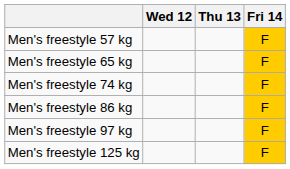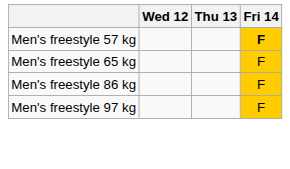(265, 39) normal -> (261, 39) bold
- row: (70, 84)
- row: (74, 152)
